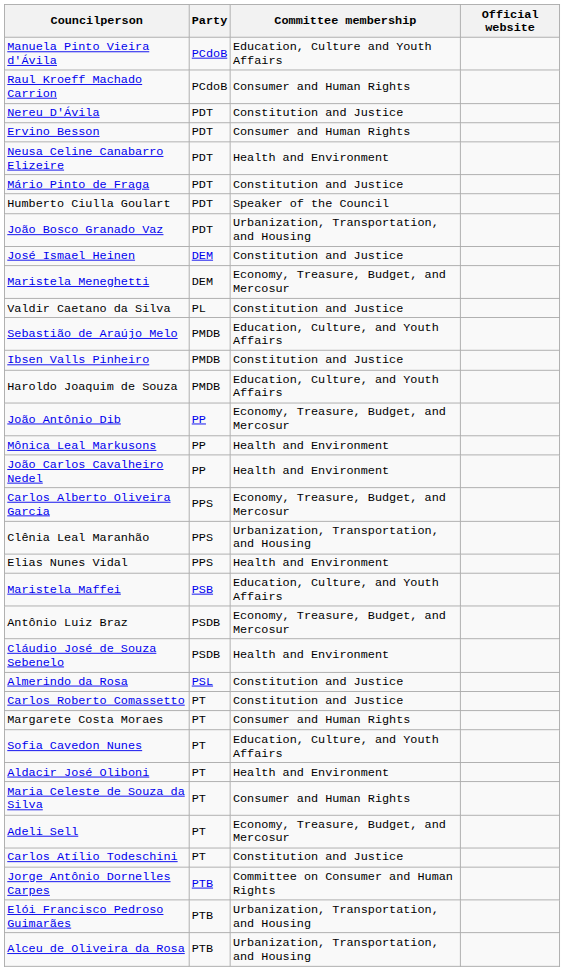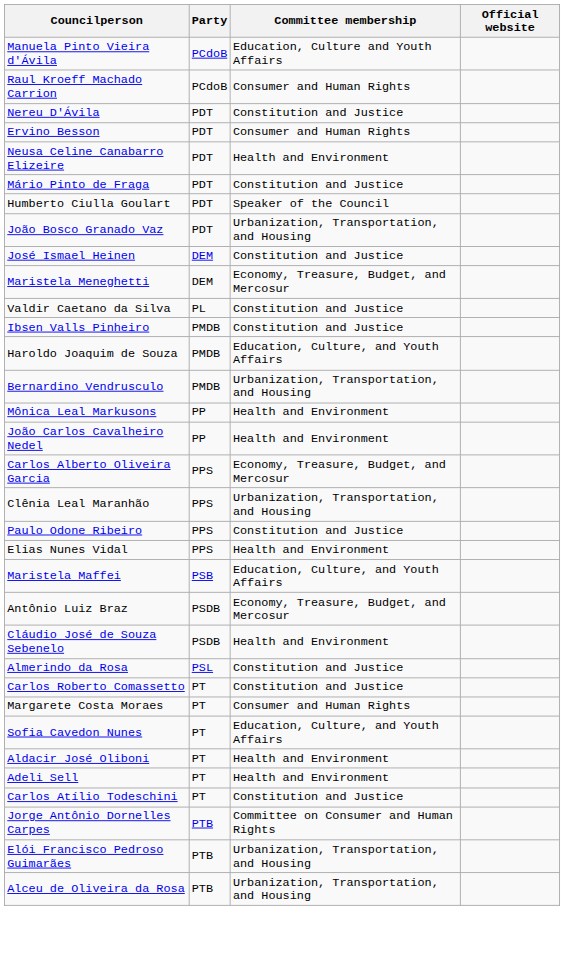- row: (92, 334)
+ row: (85, 386)
- row: (64, 419)
+ row: (75, 531)
- row: (96, 798)
(339, 831) Economy, Treasure, Budget, and Mercosur -> (311, 778) Health and Environment
